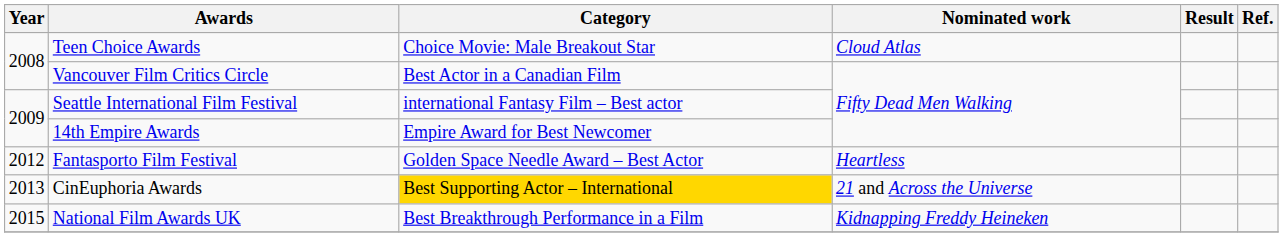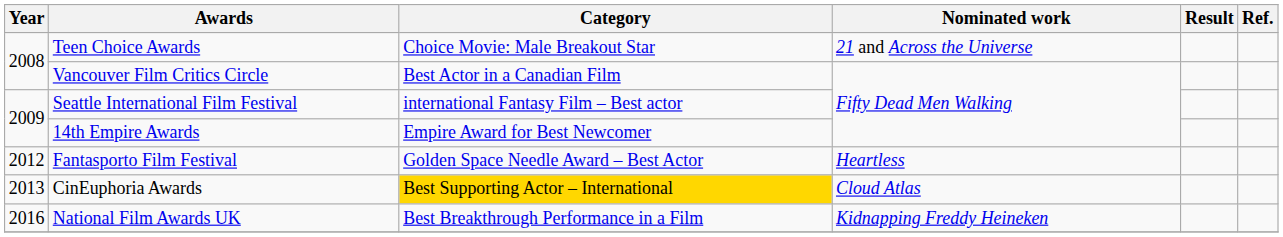(878, 47) Cloud Atlas -> (934, 47) 21 and Across the Universe
(934, 189) 21 and Across the Universe -> (878, 189) Cloud Atlas
(27, 217) 2015 -> (27, 217) 2016
